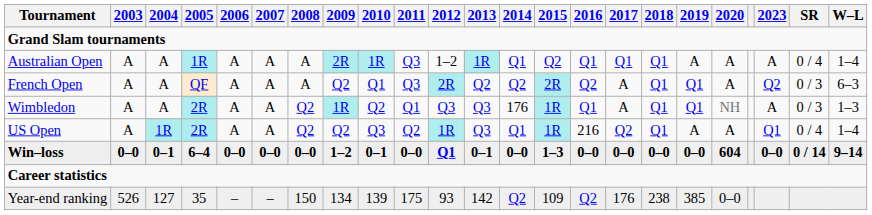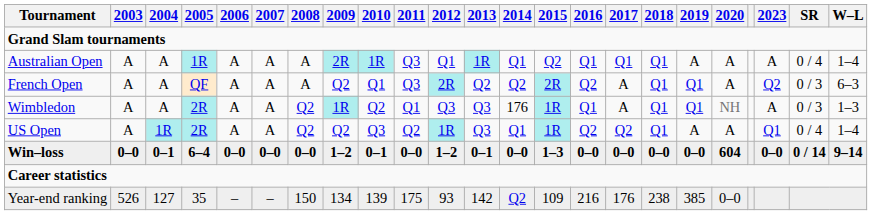(446, 61) 1–2 -> (446, 61) Q1
(588, 130) 216 -> (588, 130) Q2
(446, 152) Q1 -> (446, 152) 1–2
(588, 198) Q2 -> (588, 198) 216
